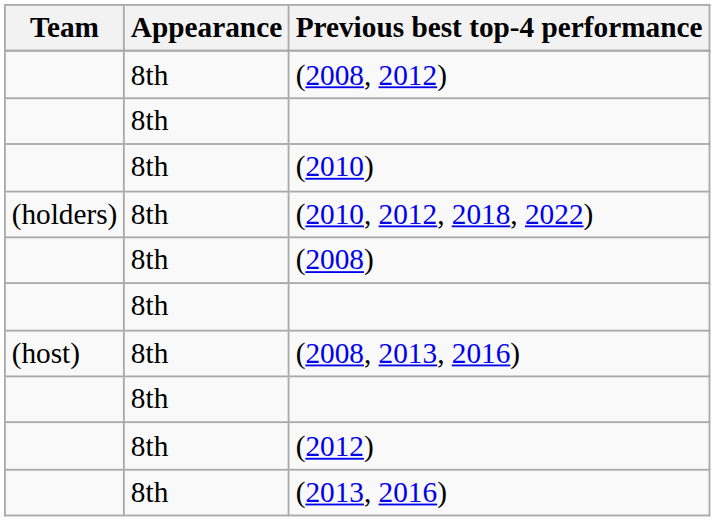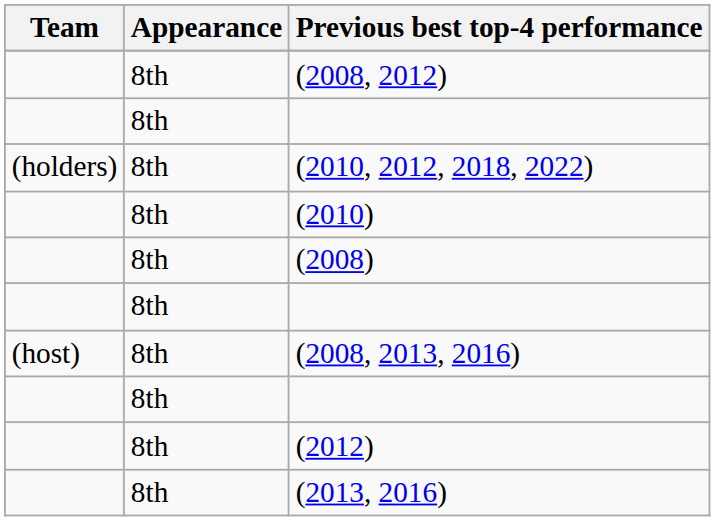rows swapped: (65, 213) <-> (65, 167)
